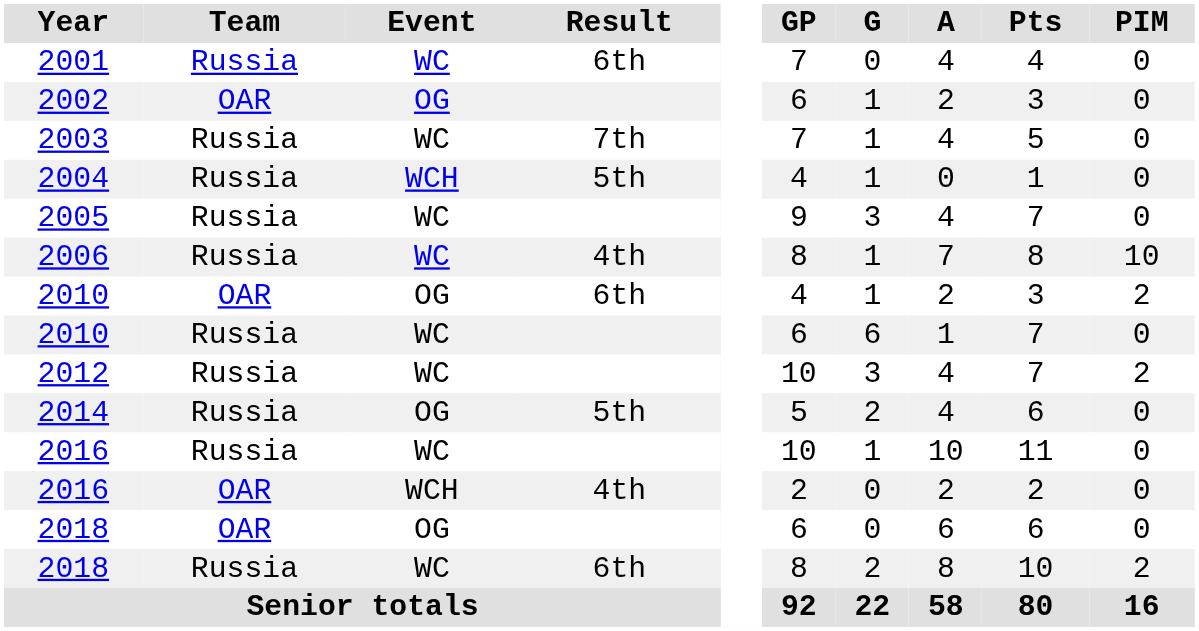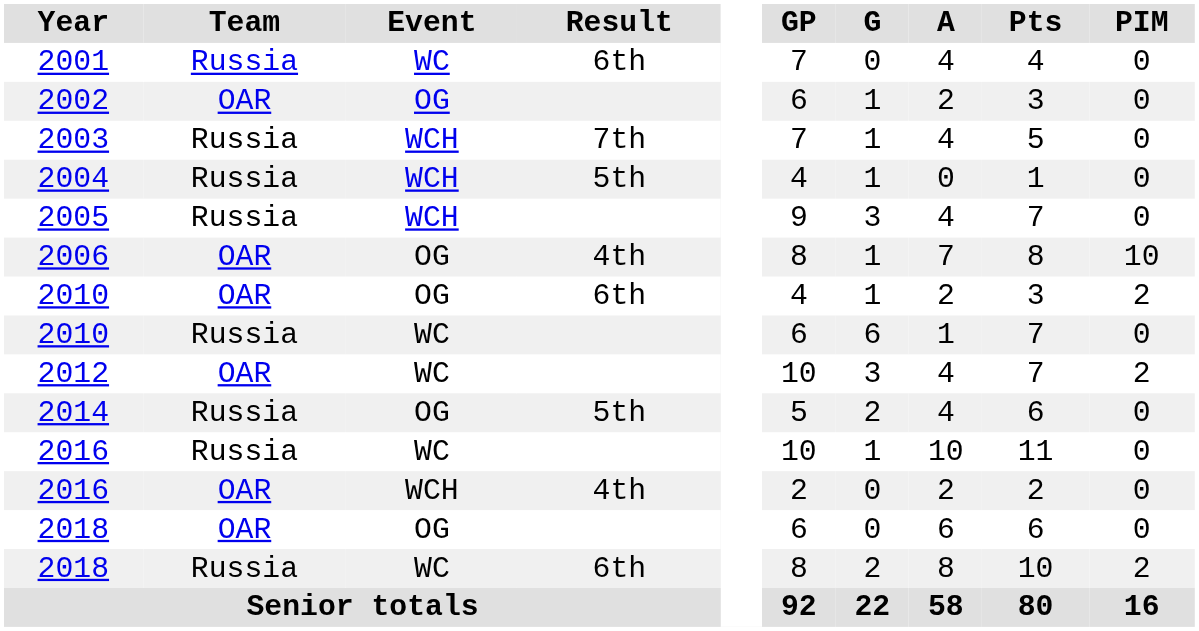(432, 140) WC -> (432, 140) WCH
(432, 218) WC -> (432, 218) WCH
(244, 257) Russia -> (244, 257) OAR
(432, 257) WC -> (432, 257) OG
(244, 374) Russia -> (244, 374) OAR
